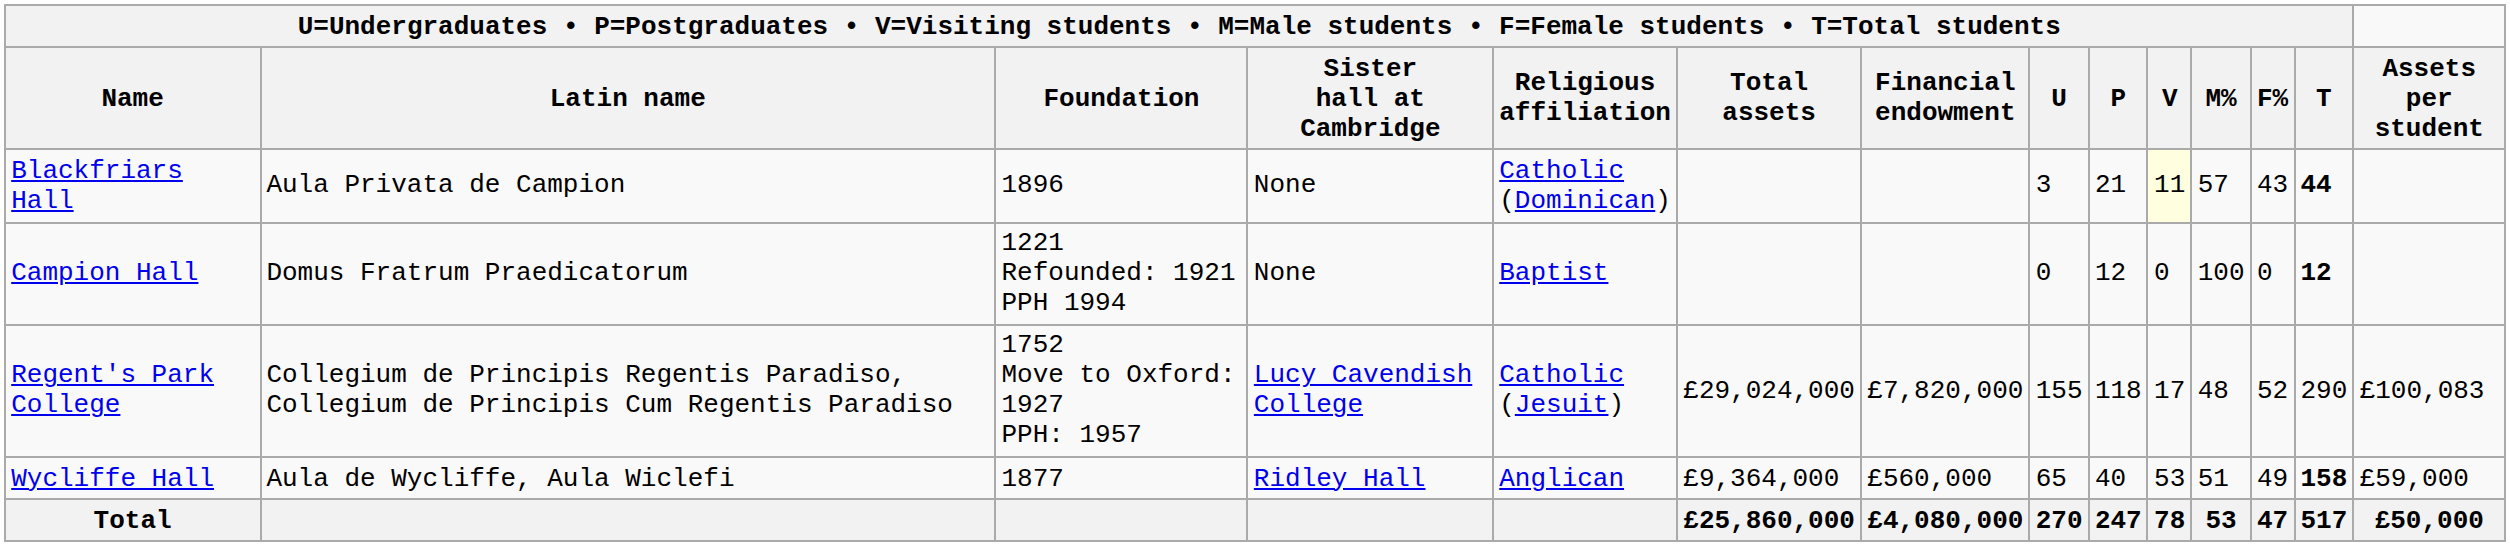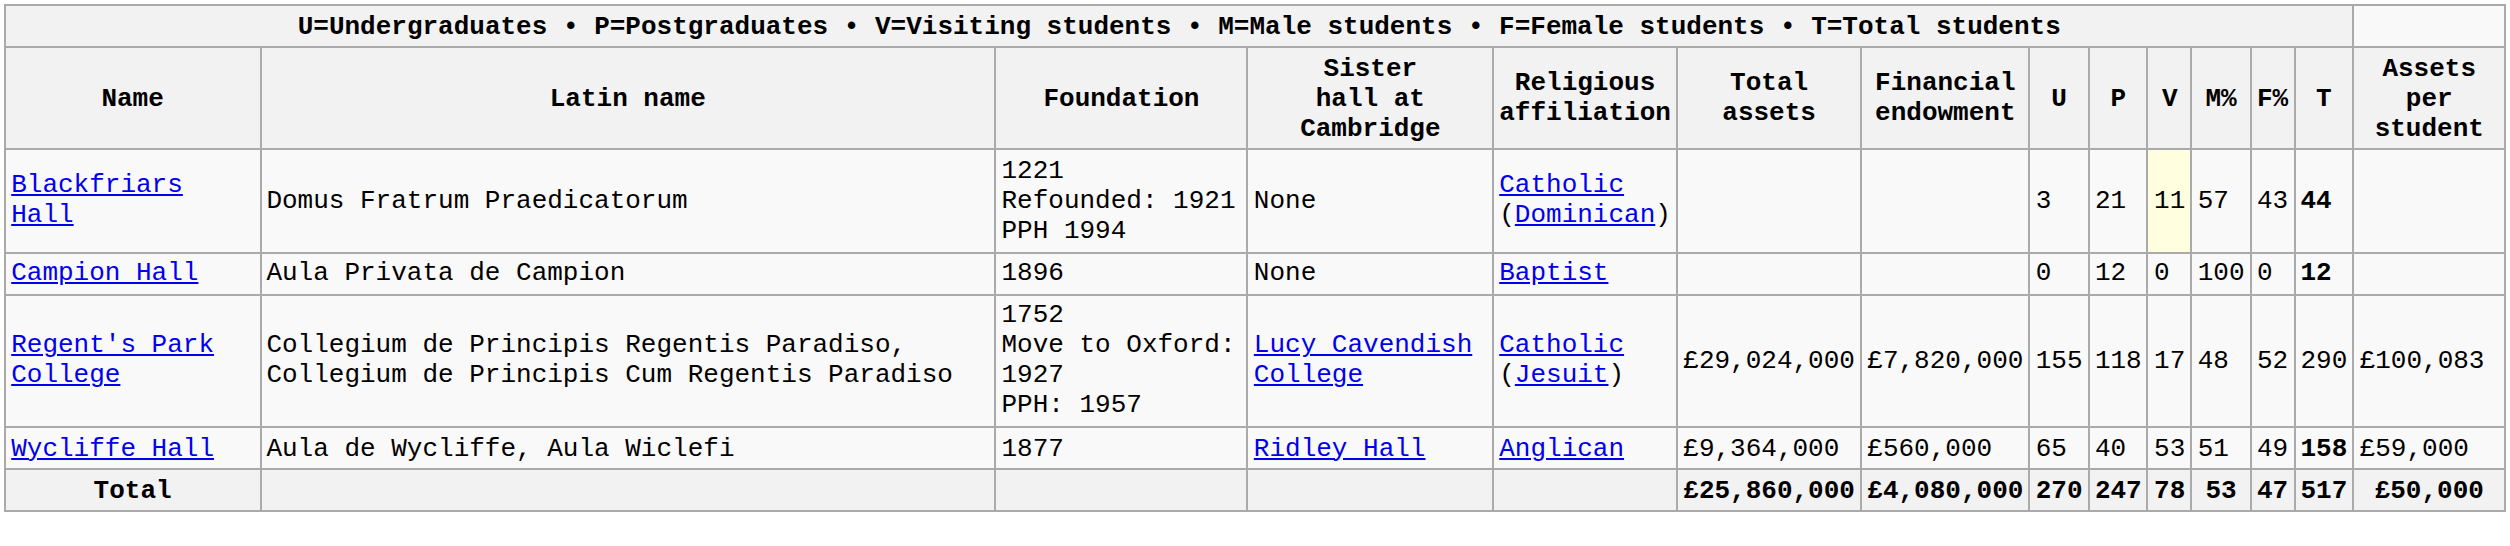(446, 186) Aula Privata de Campion -> (477, 201) Domus Fratrum Praedicatorum
(1033, 186) 1896 -> (1118, 201) 1221 Refounded: 1921 PPH 1994
(477, 273) Domus Fratrum Praedicatorum -> (446, 273) Aula Privata de Campion
(1118, 273) 1221 Refounded: 1921 PPH 1994 -> (1033, 273) 1896
